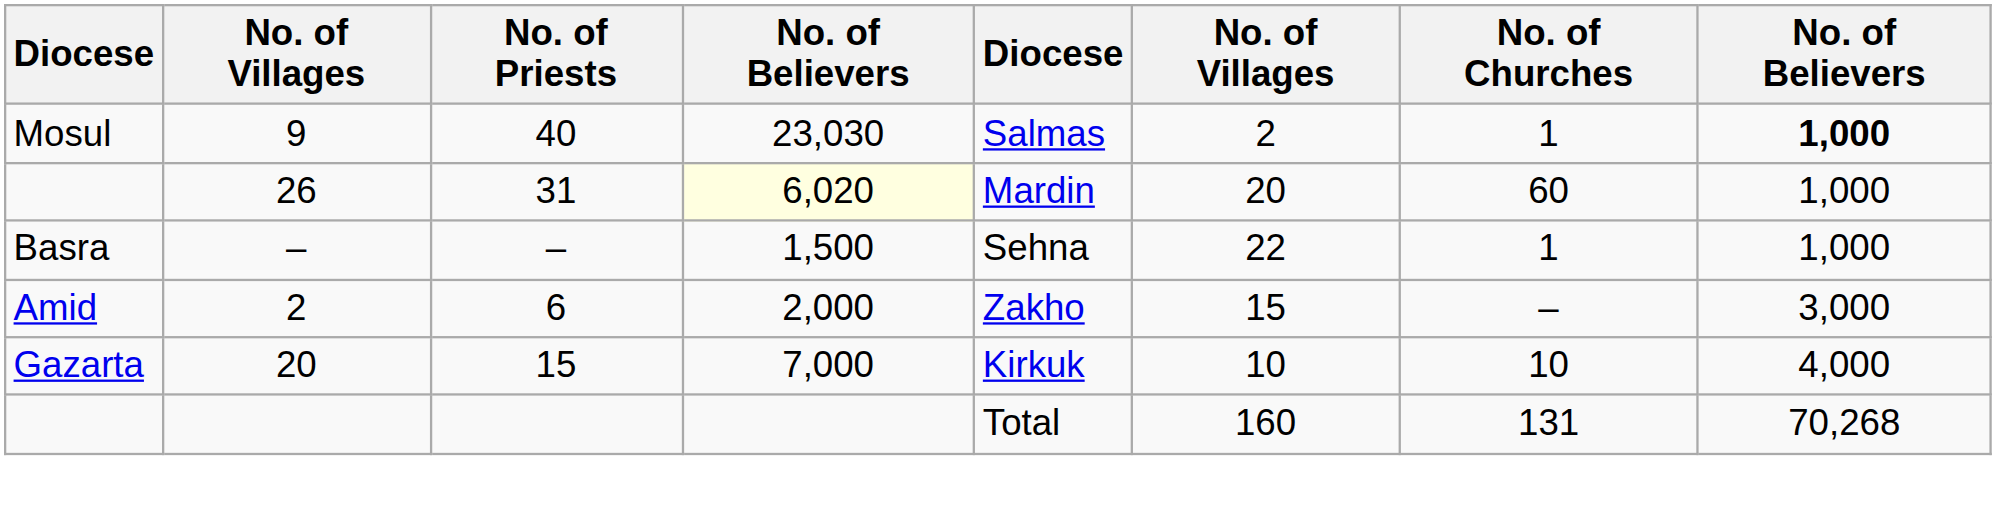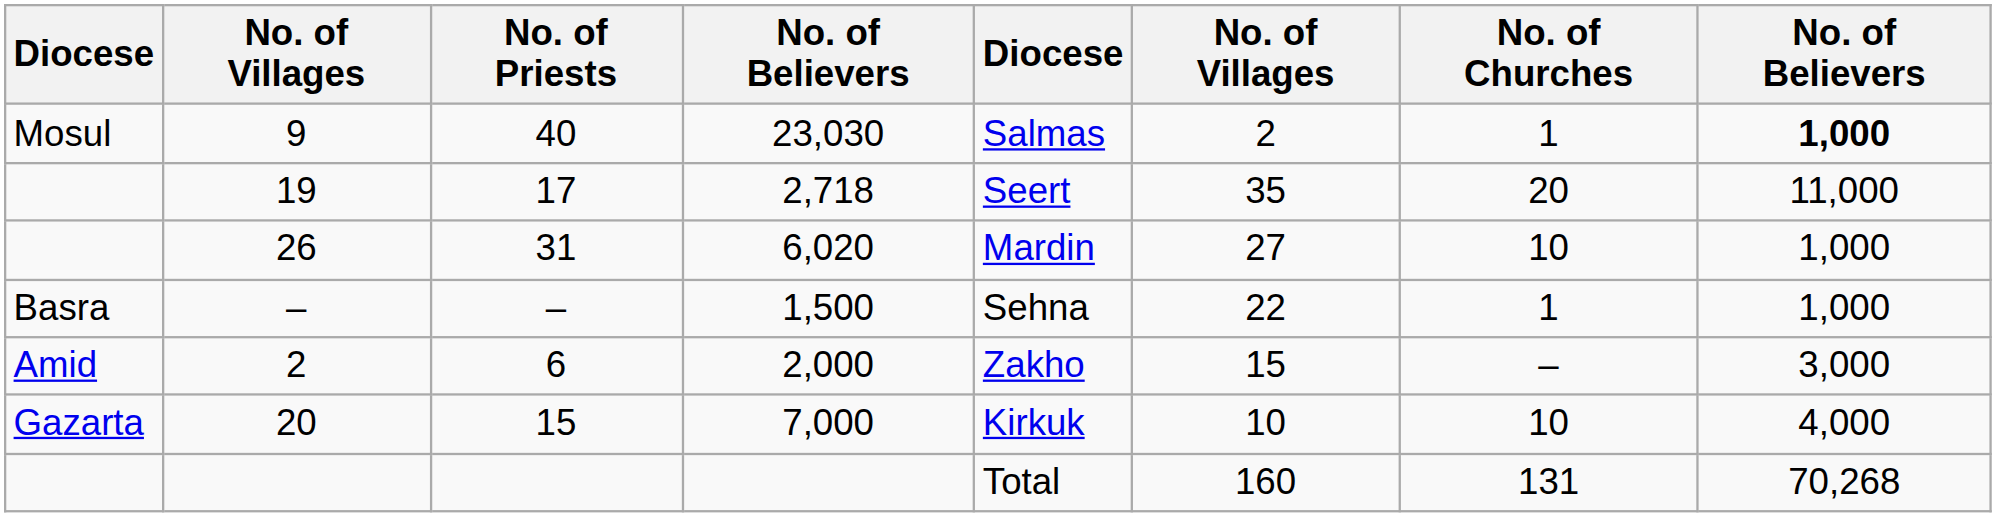+ row: (296, 190)
(828, 190) lightyellow background -> (828, 249) no background
(1266, 190) 20 -> (1266, 249) 27
(1549, 190) 60 -> (1549, 249) 10
